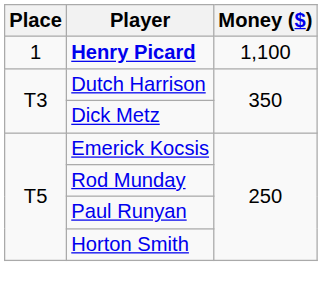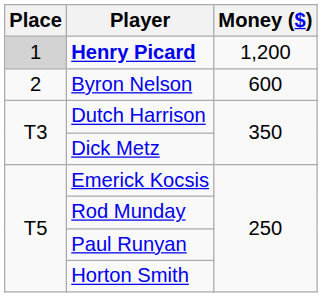(36, 52) no background -> (36, 52) lightgrey background
(265, 52) 1,100 -> (265, 52) 1,200
+ row: (132, 84)
